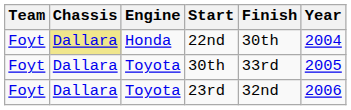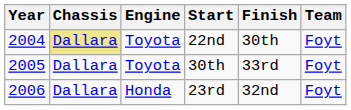columns swapped: (323, 17) <-> (27, 17)
(148, 42) Honda -> (153, 42) Toyota
(153, 92) Toyota -> (148, 92) Honda
